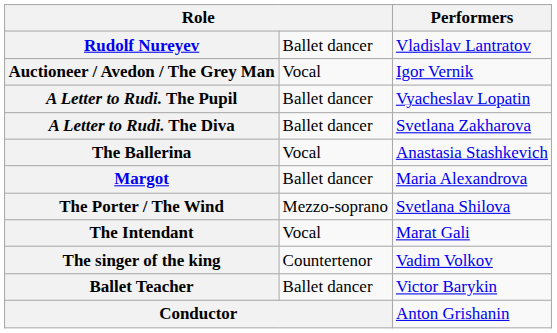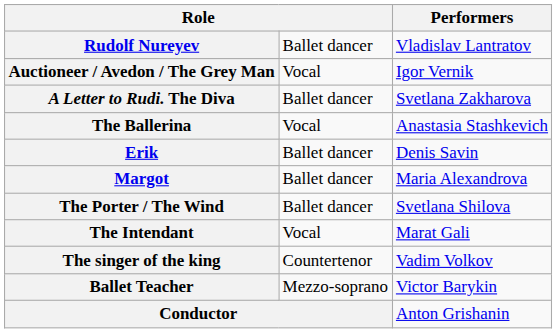- row: (142, 98)
+ row: (142, 152)
(335, 206) Mezzo-soprano -> (328, 206) Ballet dancer
(328, 286) Ballet dancer -> (335, 286) Mezzo-soprano
